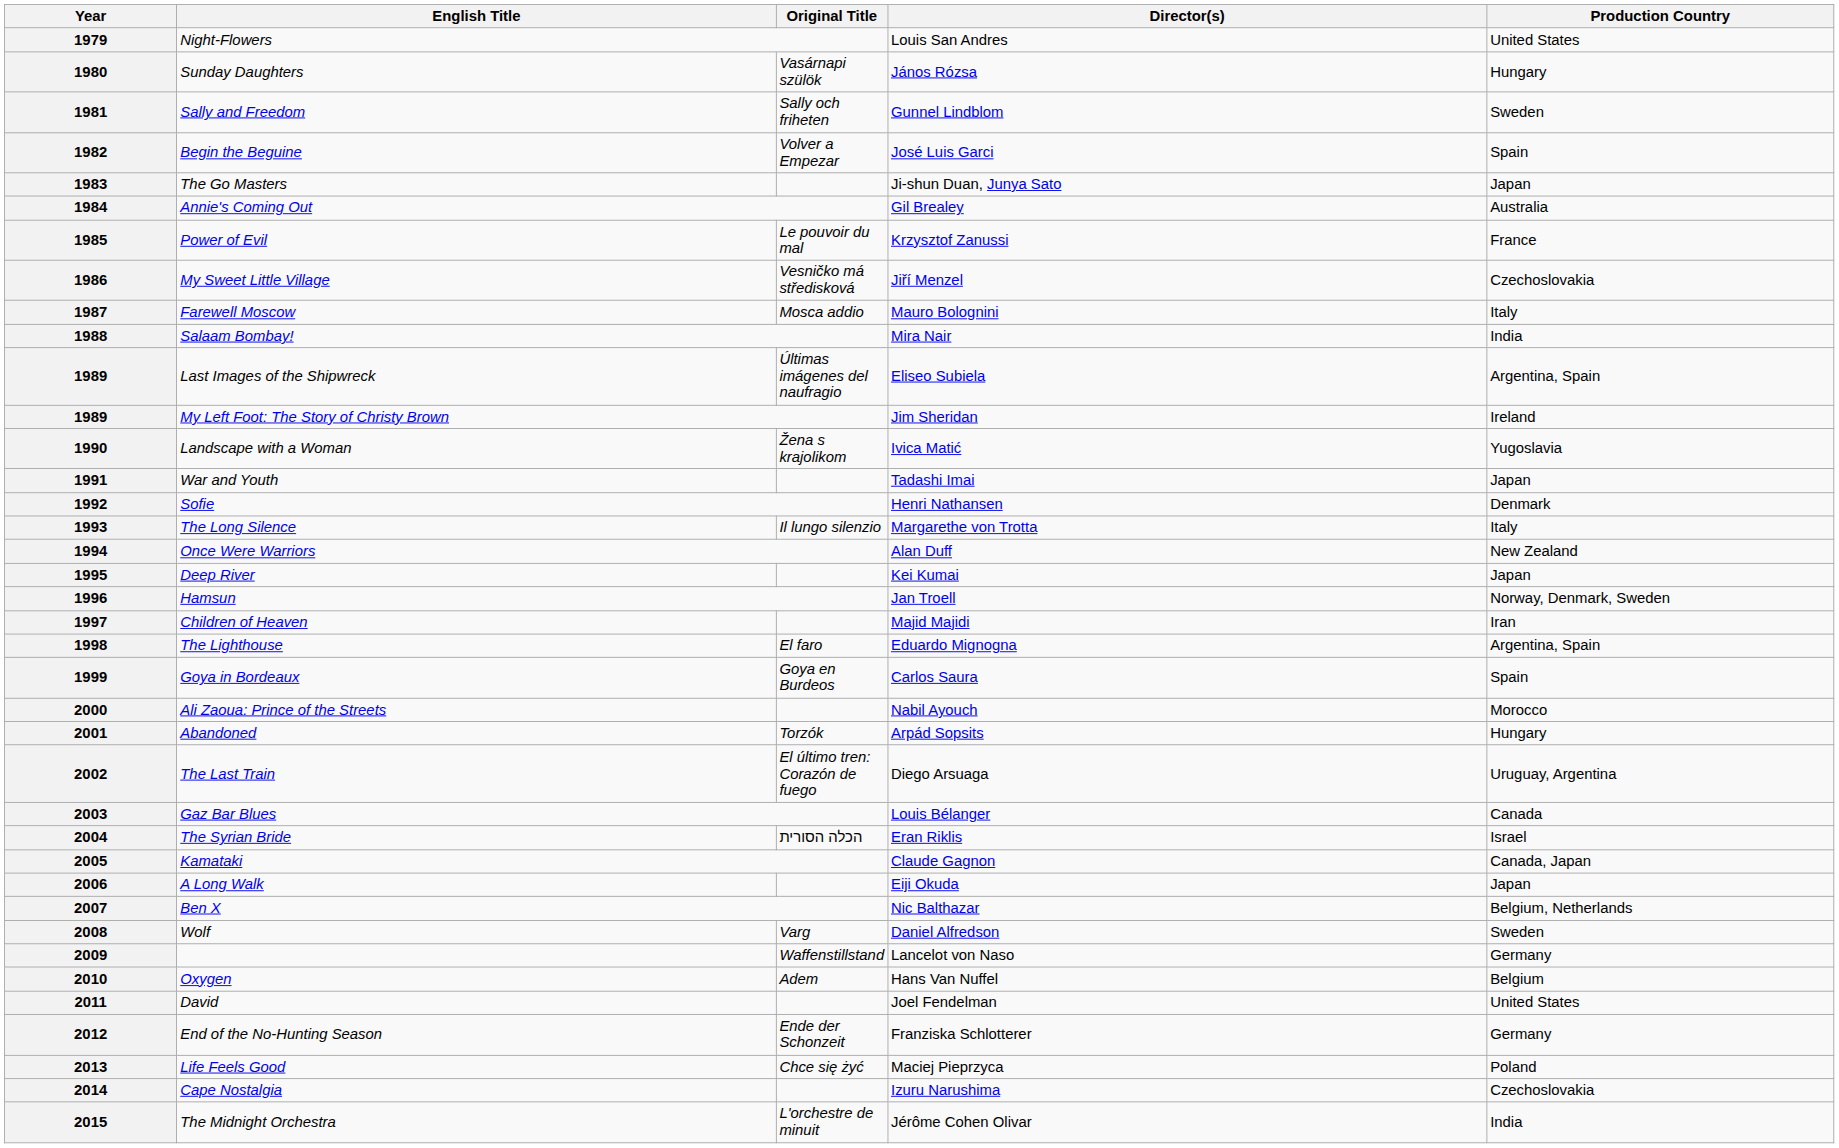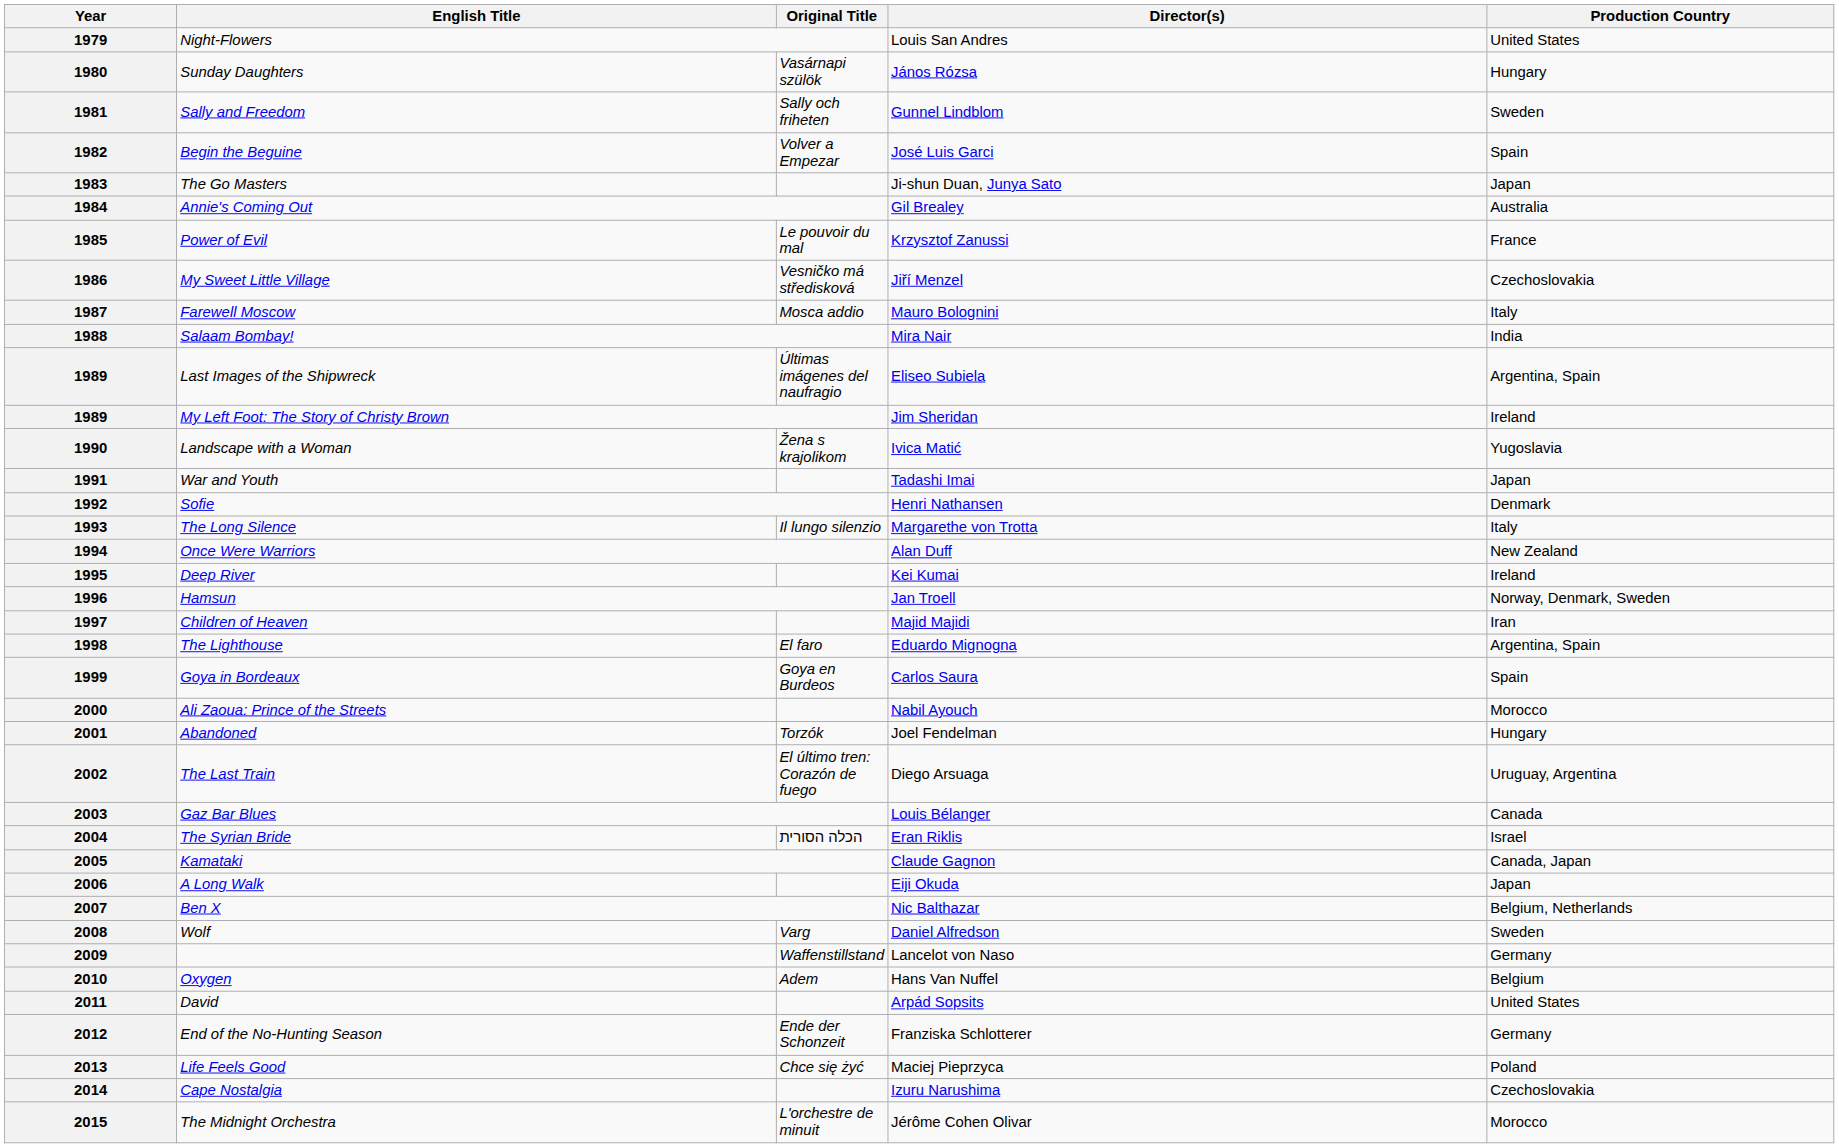(1510, 574) Japan -> (1513, 574) Ireland
(937, 733) Arpád Sopsits -> (944, 733) Joel Fendelman
(944, 1002) Joel Fendelman -> (937, 1002) Arpád Sopsits
(1506, 1122) India -> (1519, 1122) Morocco
